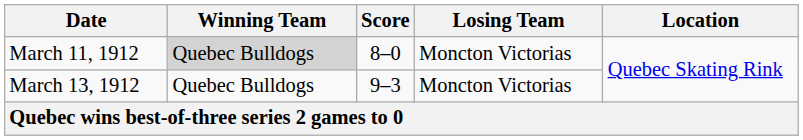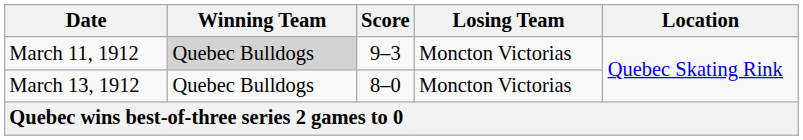(385, 53) 8–0 -> (385, 53) 9–3
(385, 85) 9–3 -> (385, 85) 8–0
